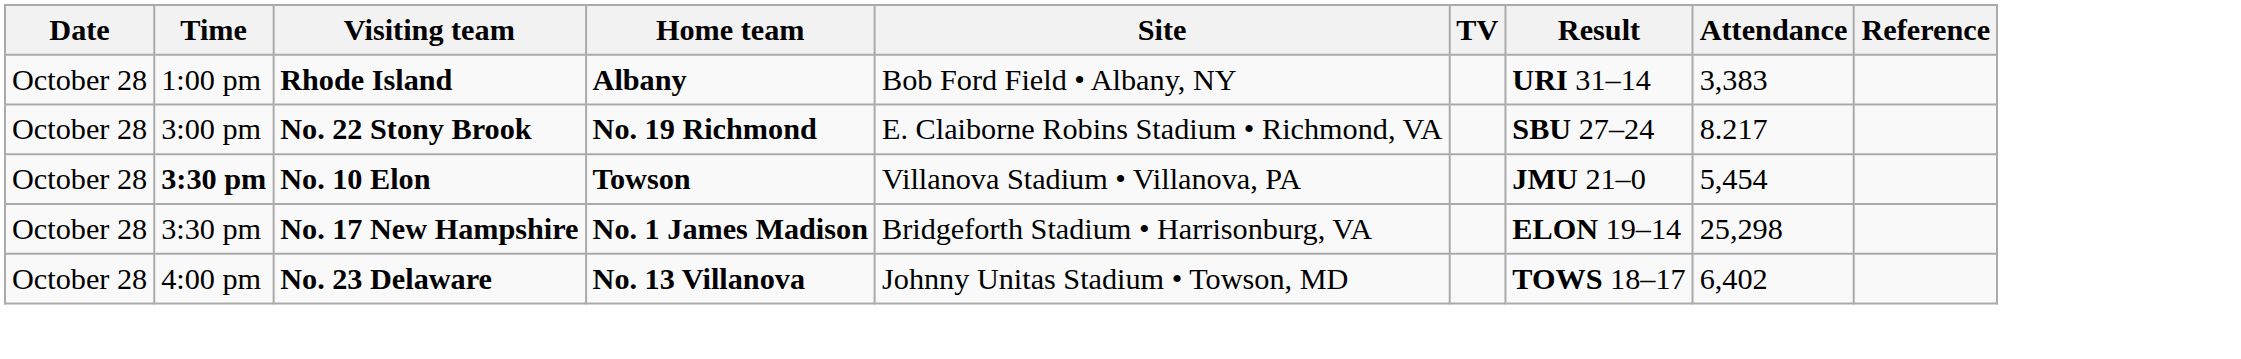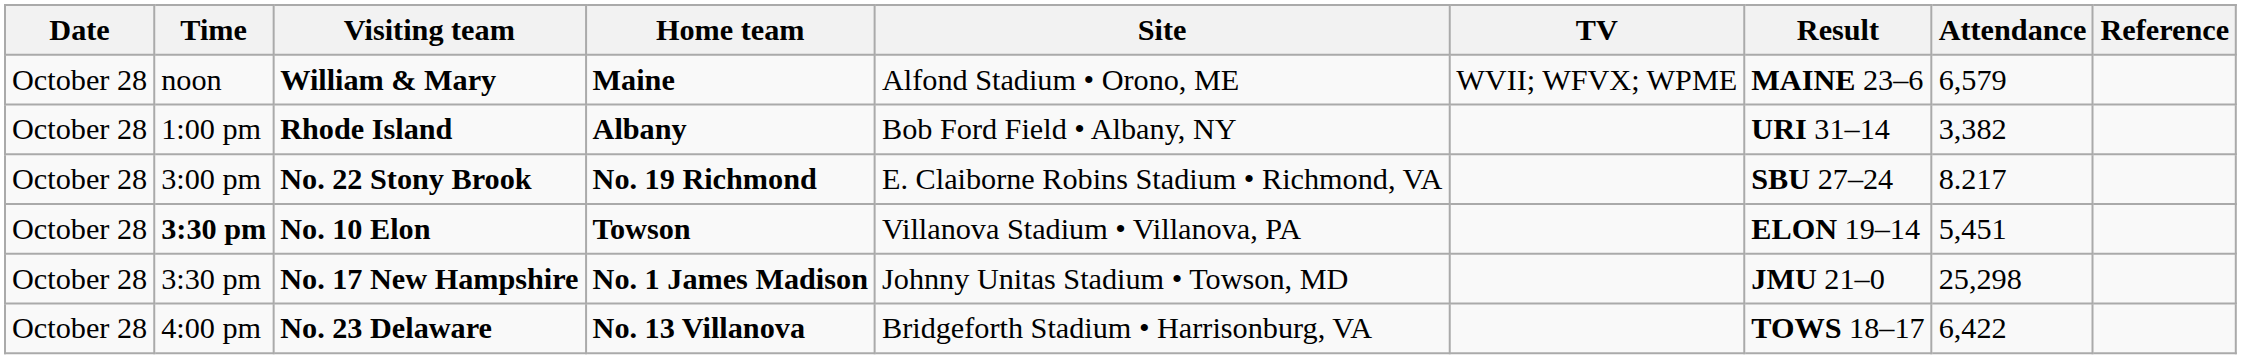+ row: (388, 79)
(1734, 79) 3,383 -> (1973, 129) 3,382
(1579, 179) JMU 21–0 -> (1836, 229) ELON 19–14
(1734, 179) 5,454 -> (1973, 229) 5,451
(1127, 229) Bridgeforth Stadium • Harrisonburg, VA -> (1115, 278) Johnny Unitas Stadium • Towson, MD
(1597, 229) ELON 19–14 -> (1818, 278) JMU 21–0
(1115, 278) Johnny Unitas Stadium • Towson, MD -> (1127, 328) Bridgeforth Stadium • Harrisonburg, VA
(1734, 278) 6,402 -> (1973, 328) 6,422
